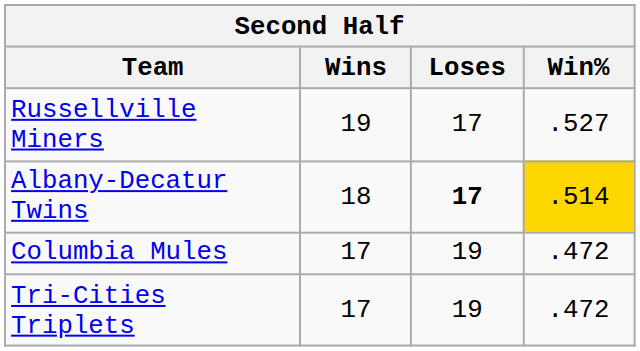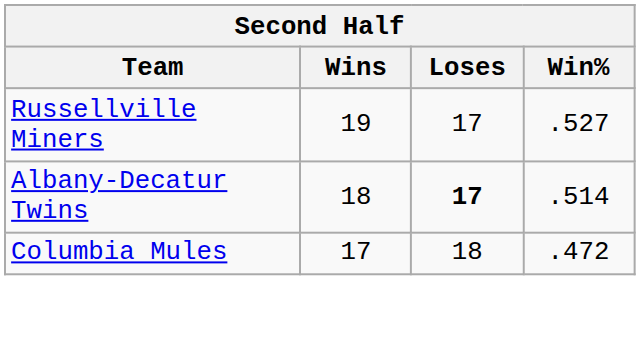(579, 196) gold background -> (579, 196) no background
(467, 253) 19 -> (467, 253) 18
- row: (88, 310)
